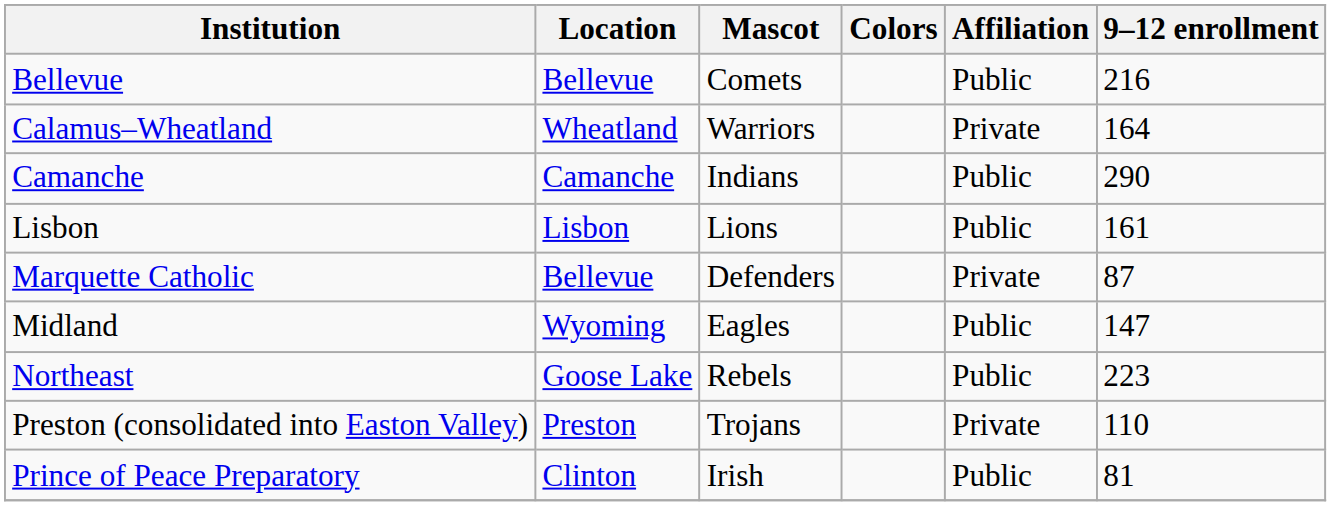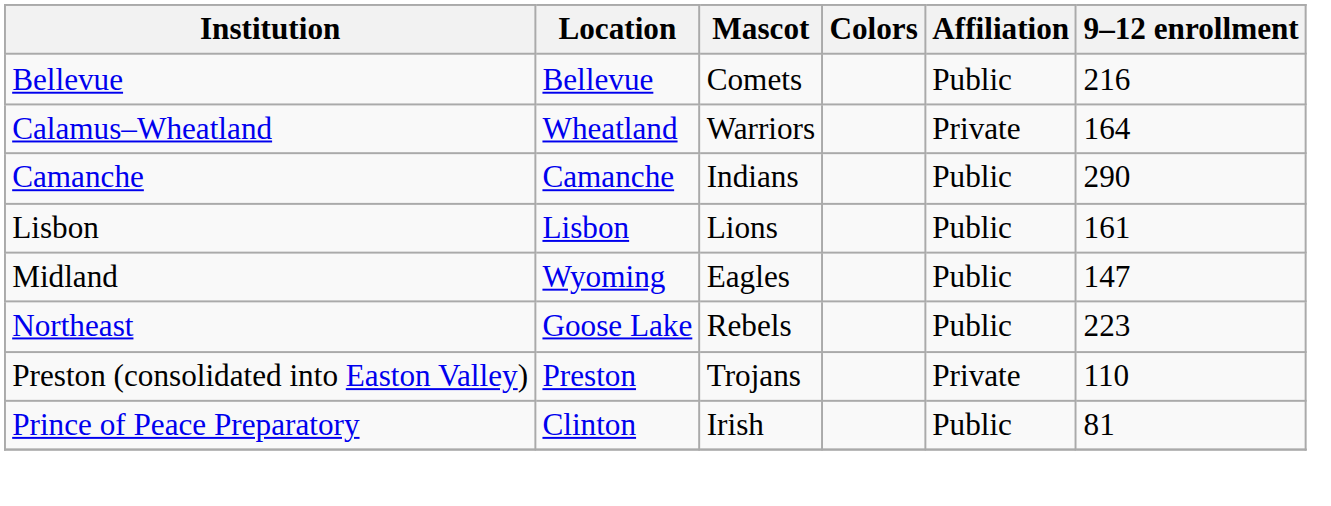- row: (133, 276)
